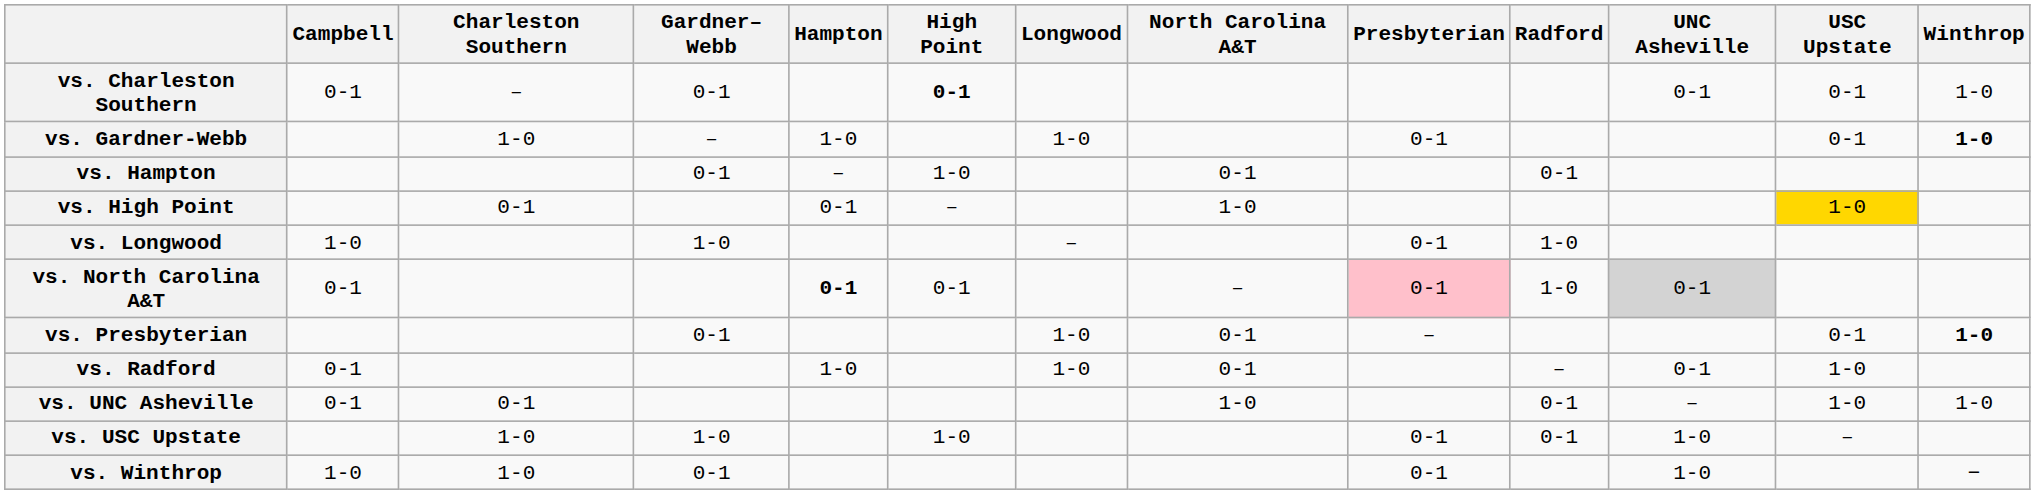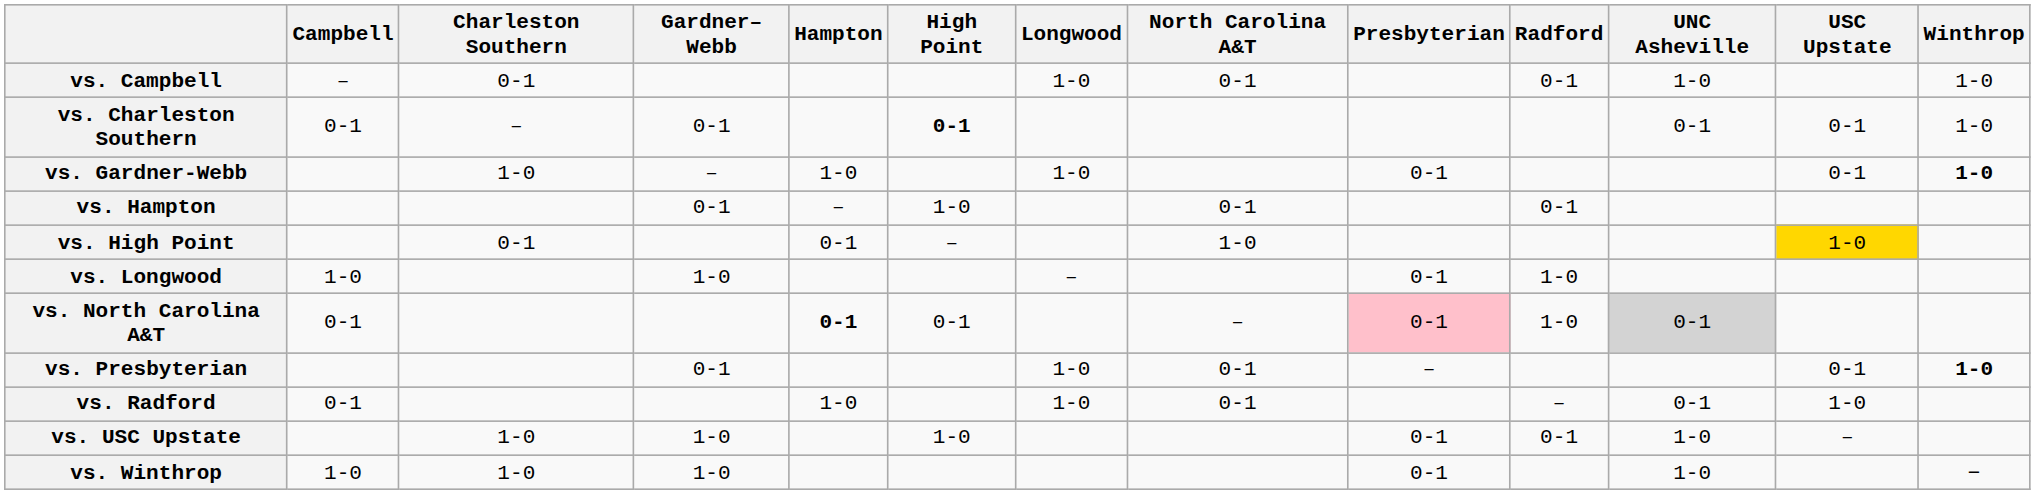+ row: (146, 81)
- row: (146, 404)
(712, 472) 0-1 -> (712, 472) 1-0
